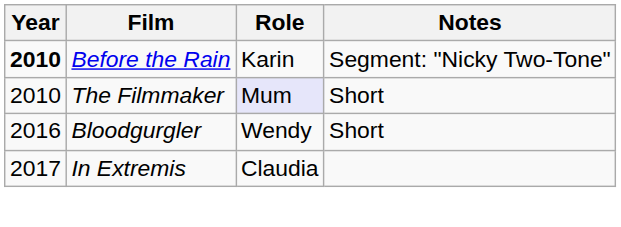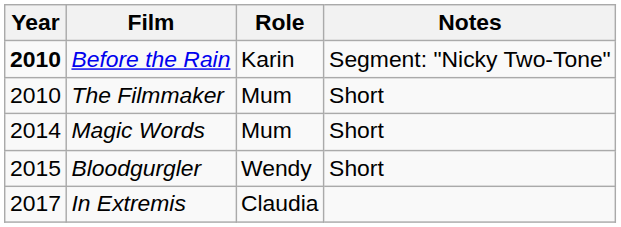(266, 95) lavender background -> (266, 95) no background
+ row: (138, 131)
(35, 131) 2016 -> (35, 167) 2015
